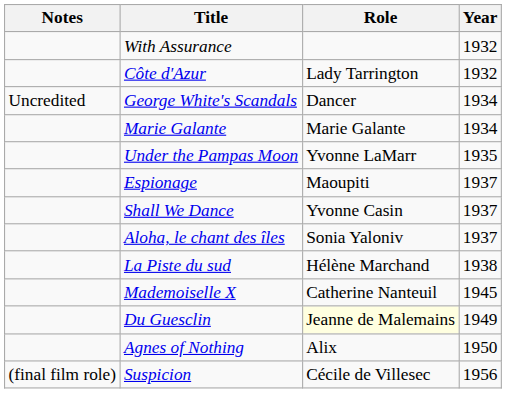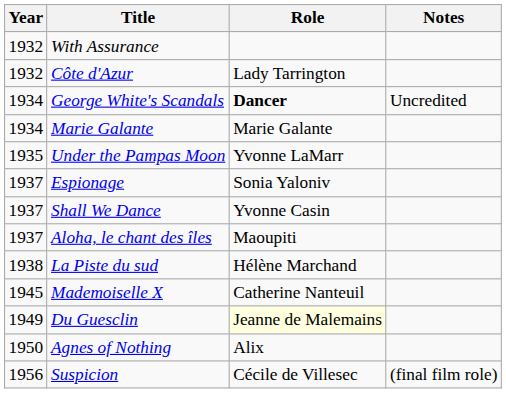columns swapped: (480, 18) <-> (62, 18)
(331, 100) normal -> (260, 100) bold
(338, 182) Maoupiti -> (282, 182) Sonia Yaloniv
(355, 237) Sonia Yaloniv -> (265, 237) Maoupiti
